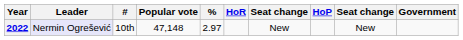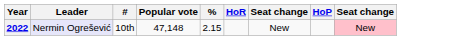- column: (427, 12)
(212, 27) 2.97 -> (212, 27) 2.15
(365, 27) no background -> (365, 27) pink background
